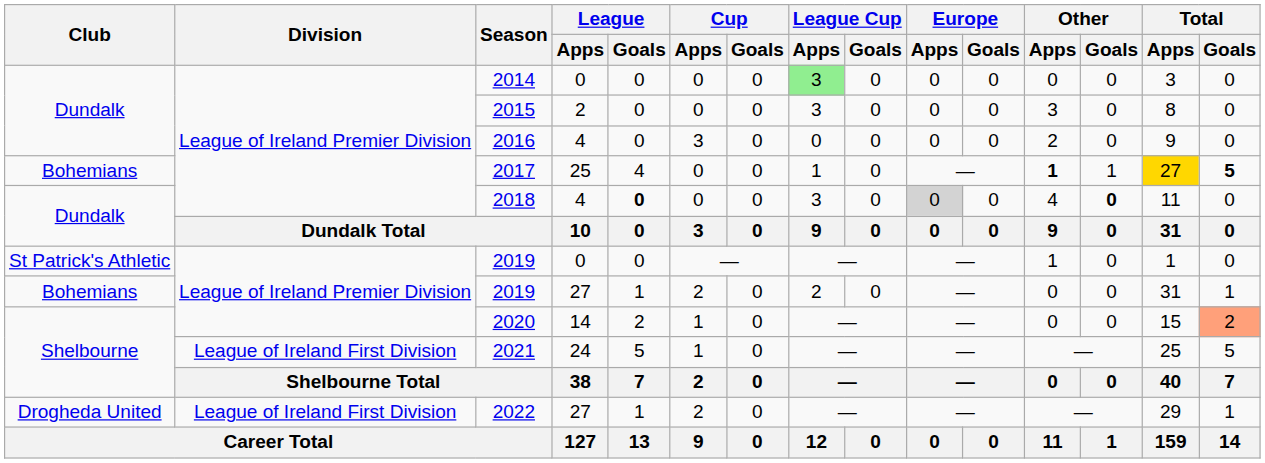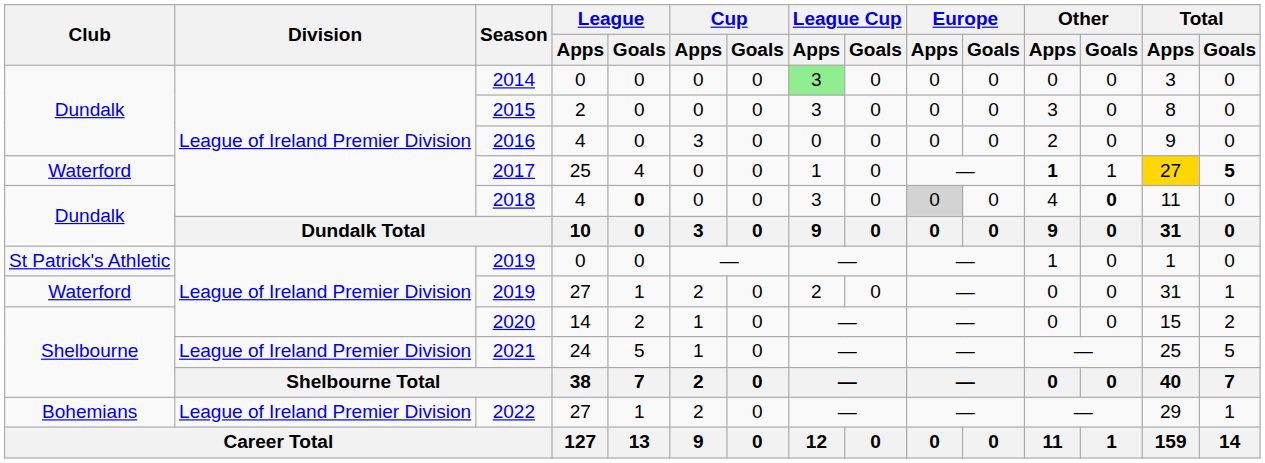(90, 170) Bohemians -> (90, 170) Waterford
(90, 291) Bohemians -> (90, 291) Waterford
(1230, 321) lightsalmon background -> (1230, 321) no background
(325, 351) League of Ireland First Division -> (325, 351) League of Ireland Premier Division
(90, 412) Drogheda United -> (90, 412) Bohemians
(325, 412) League of Ireland First Division -> (325, 412) League of Ireland Premier Division
